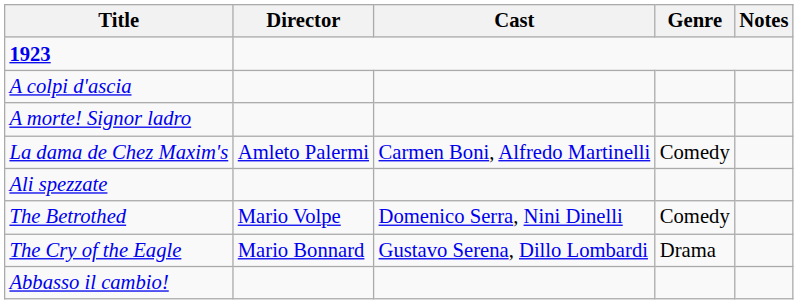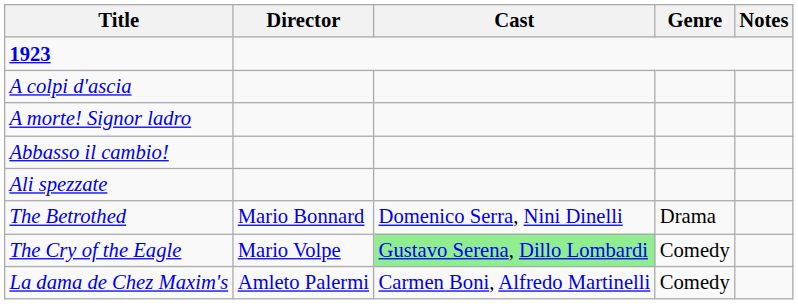rows swapped: (89, 282) <-> (119, 151)
(289, 217) Mario Volpe -> (301, 217) Mario Bonnard
(695, 217) Comedy -> (688, 217) Drama
(301, 250) Mario Bonnard -> (289, 250) Mario Volpe
(513, 250) no background -> (513, 250) lightgreen background
(688, 250) Drama -> (695, 250) Comedy
